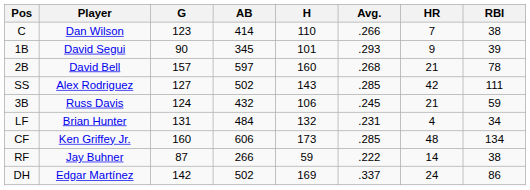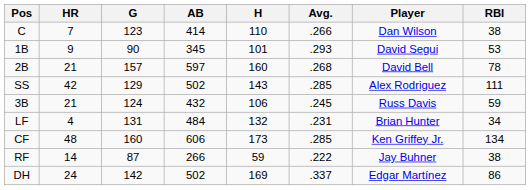columns swapped: (95, 13) <-> (432, 13)
(494, 49) 39 -> (494, 49) 53
(182, 85) 127 -> (133, 85) 129
